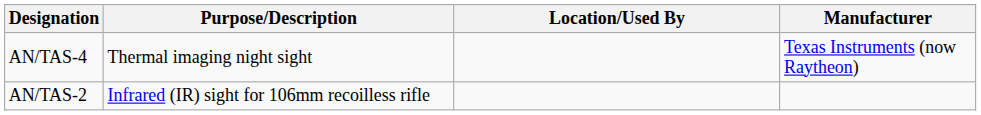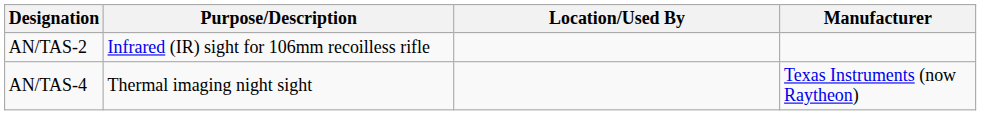rows swapped: (48, 95) <-> (48, 57)
